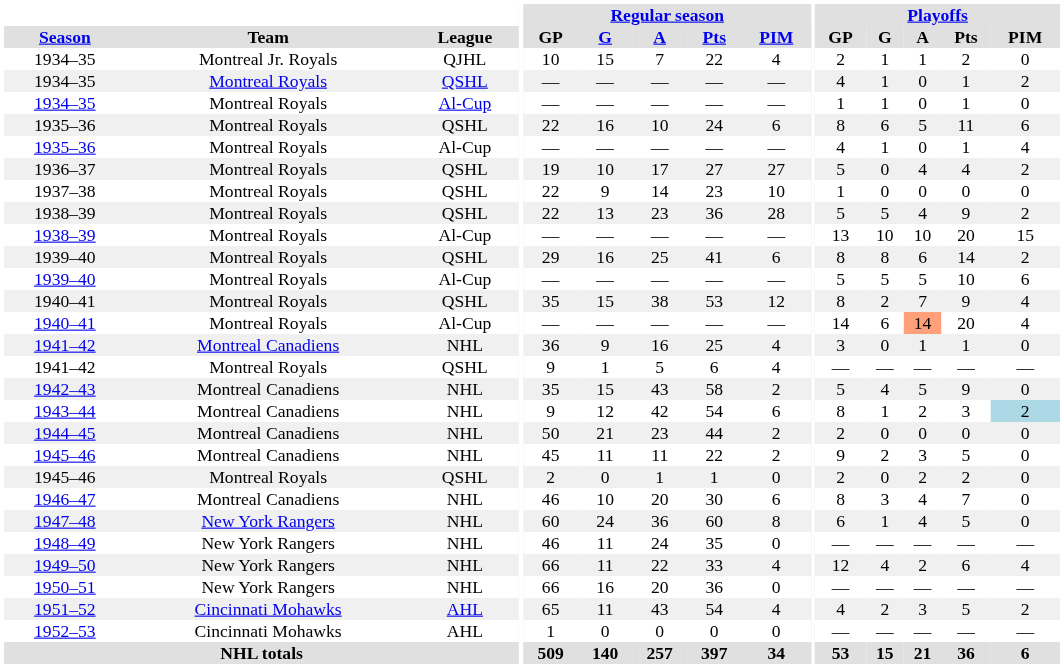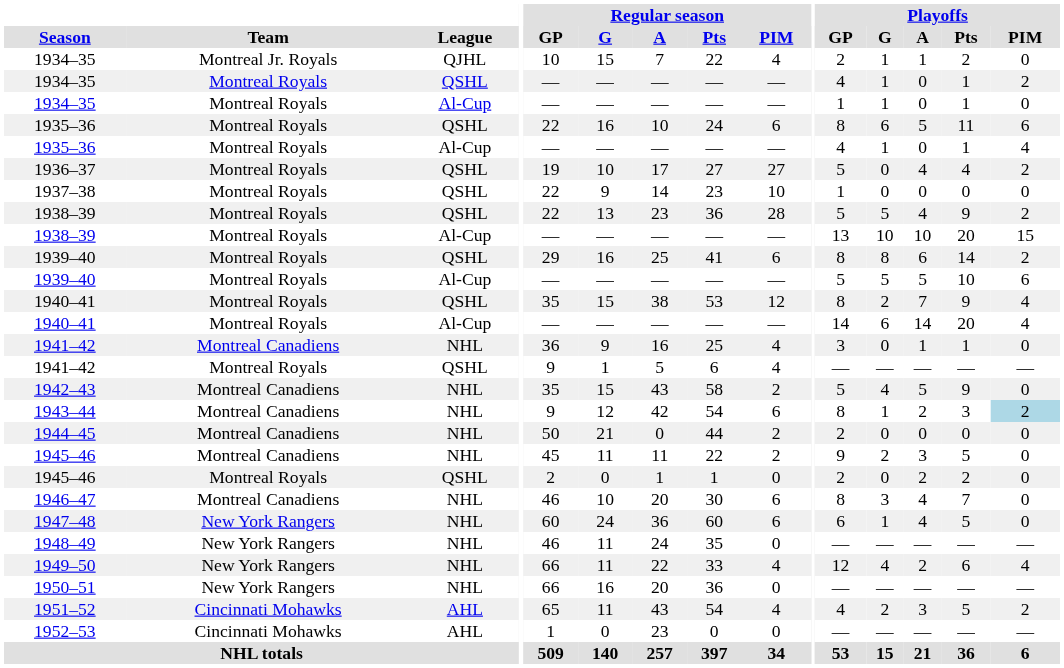(923, 322) lightsalmon background -> (923, 322) no background
(660, 432) 23 -> (660, 432) 0
(776, 520) 8 -> (776, 520) 6
(660, 630) 0 -> (660, 630) 23
